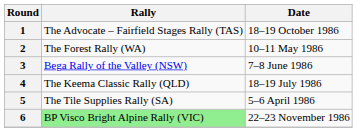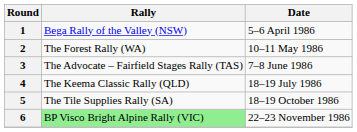(143, 30) The Advocate – Fairfield Stages Rally (TAS) -> (115, 30) Bega Rally of the Valley (NSW)
(293, 30) 18–19 October 1986 -> (281, 30) 5–6 April 1986
(115, 65) Bega Rally of the Valley (NSW) -> (143, 65) The Advocate – Fairfield Stages Rally (TAS)
(281, 100) 5–6 April 1986 -> (293, 100) 18–19 October 1986
